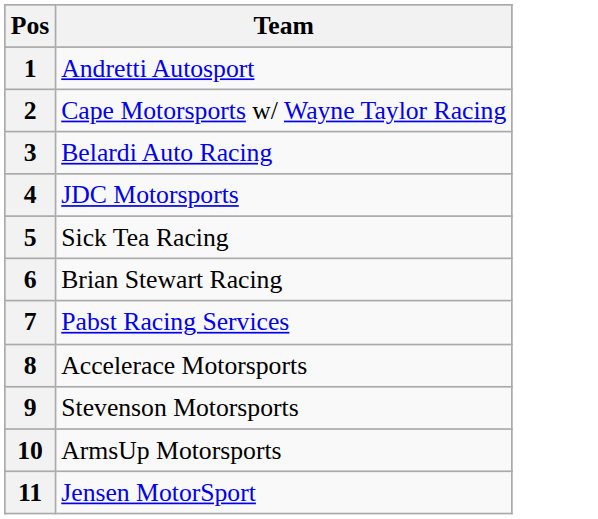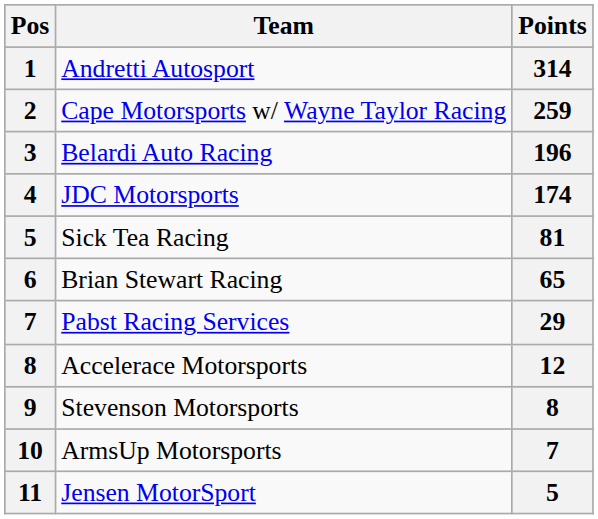+ column: (552, 25)
